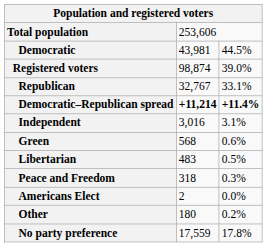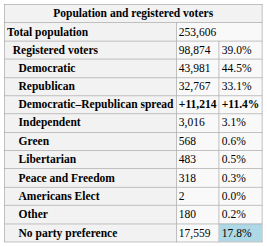rows swapped: (52, 68) <-> (41, 50)
(237, 232) no background -> (237, 232) lightblue background
